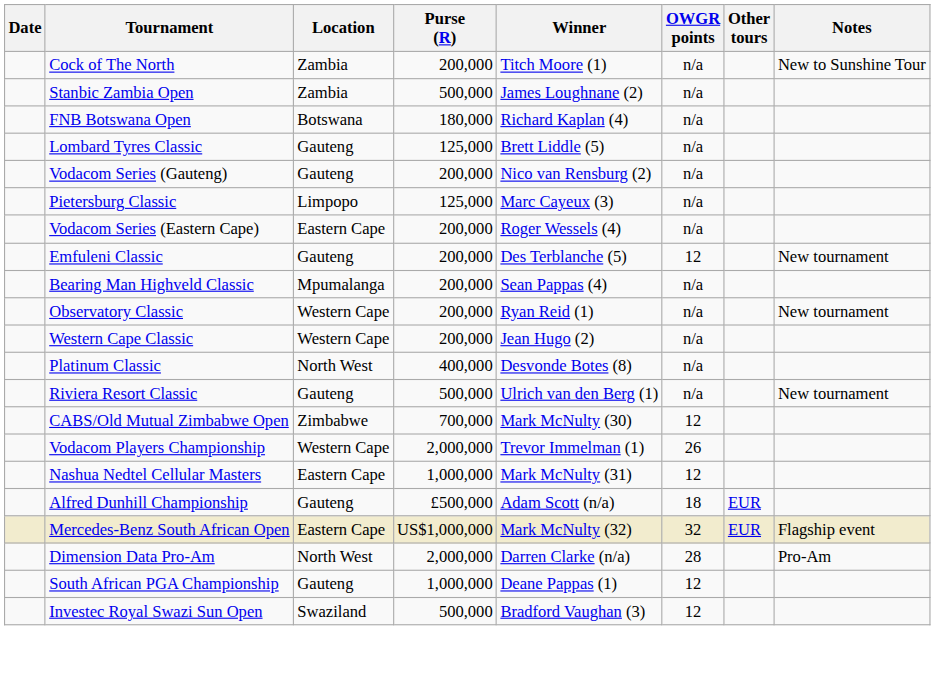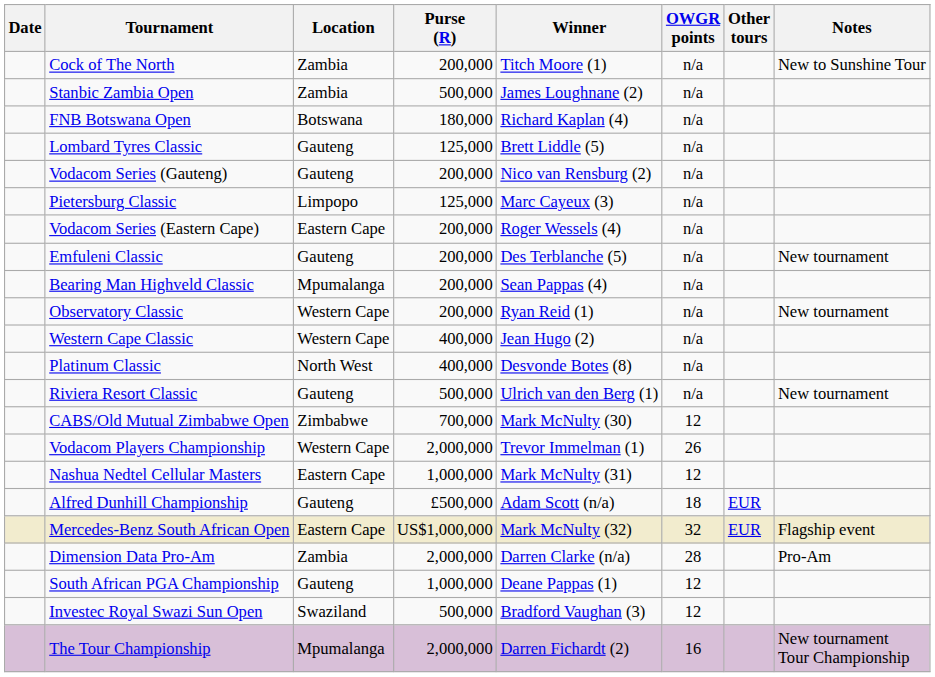(693, 256) 12 -> (693, 256) n/a
(466, 338) 200,000 -> (466, 338) 400,000
(335, 557) North West -> (323, 557) Zambia
+ row: (130, 648)
